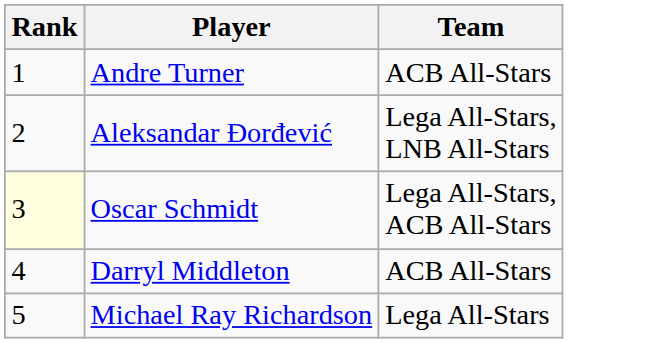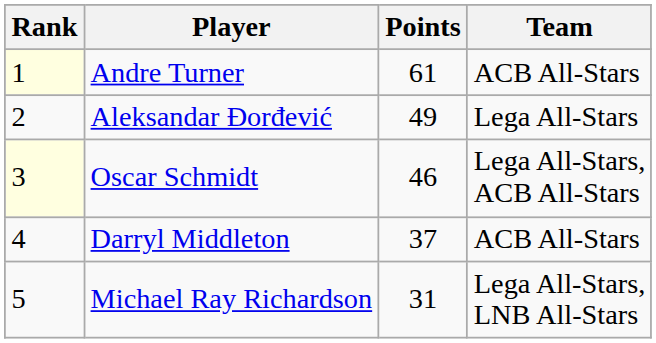+ column: (423, 26)
(18, 71) no background -> (18, 71) lightyellow background
(471, 132) Lega All-Stars, LNB All-Stars -> (556, 116) Lega All-Stars
(467, 315) Lega All-Stars -> (560, 299) Lega All-Stars, LNB All-Stars
